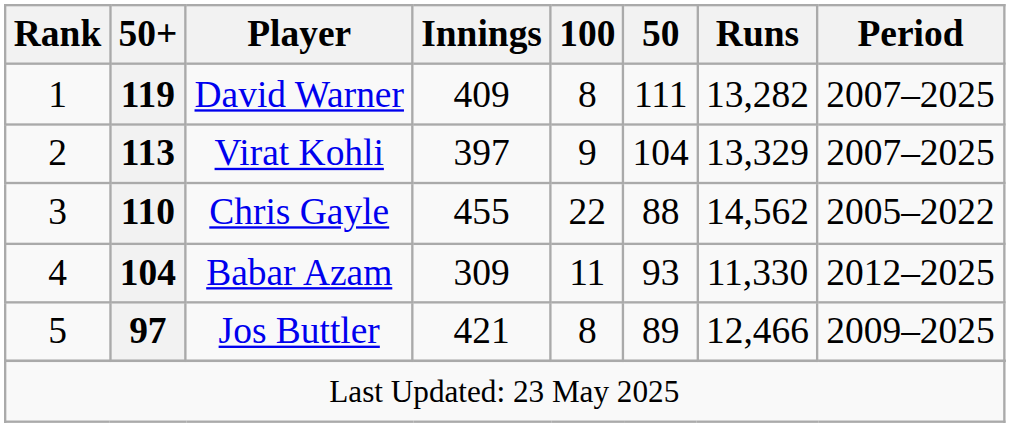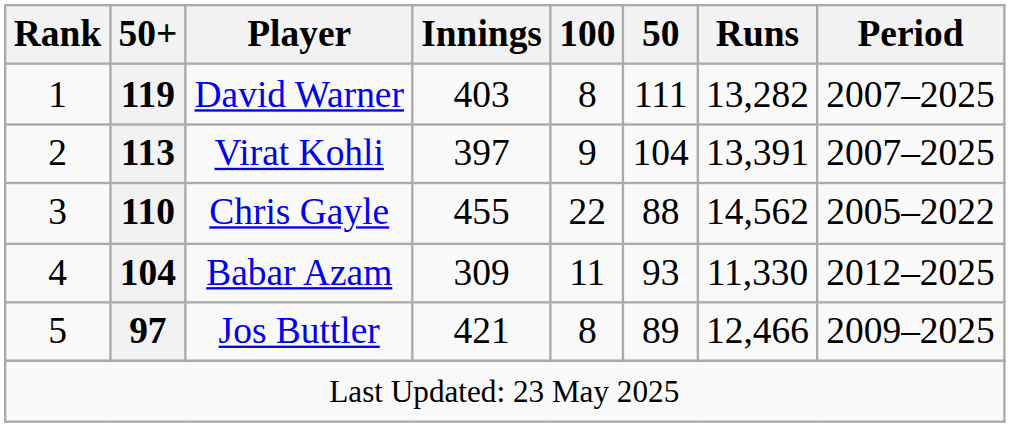(482, 93) 409 -> (482, 93) 403
(758, 152) 13,329 -> (758, 152) 13,391
